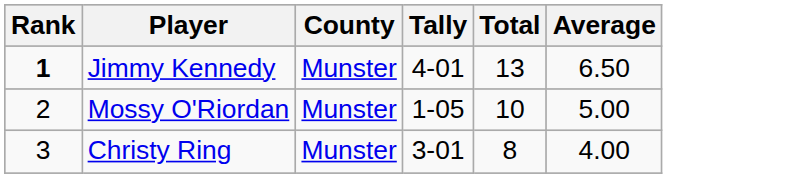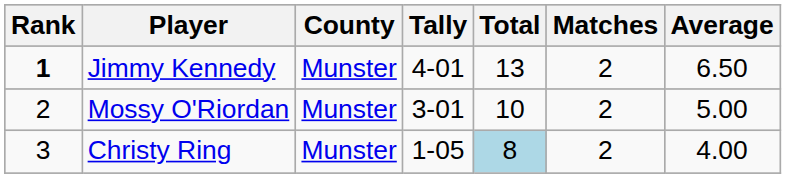+ column: (605, 25)
(438, 109) 1-05 -> (438, 109) 3-01
(438, 151) 3-01 -> (438, 151) 1-05
(510, 151) no background -> (510, 151) lightblue background
